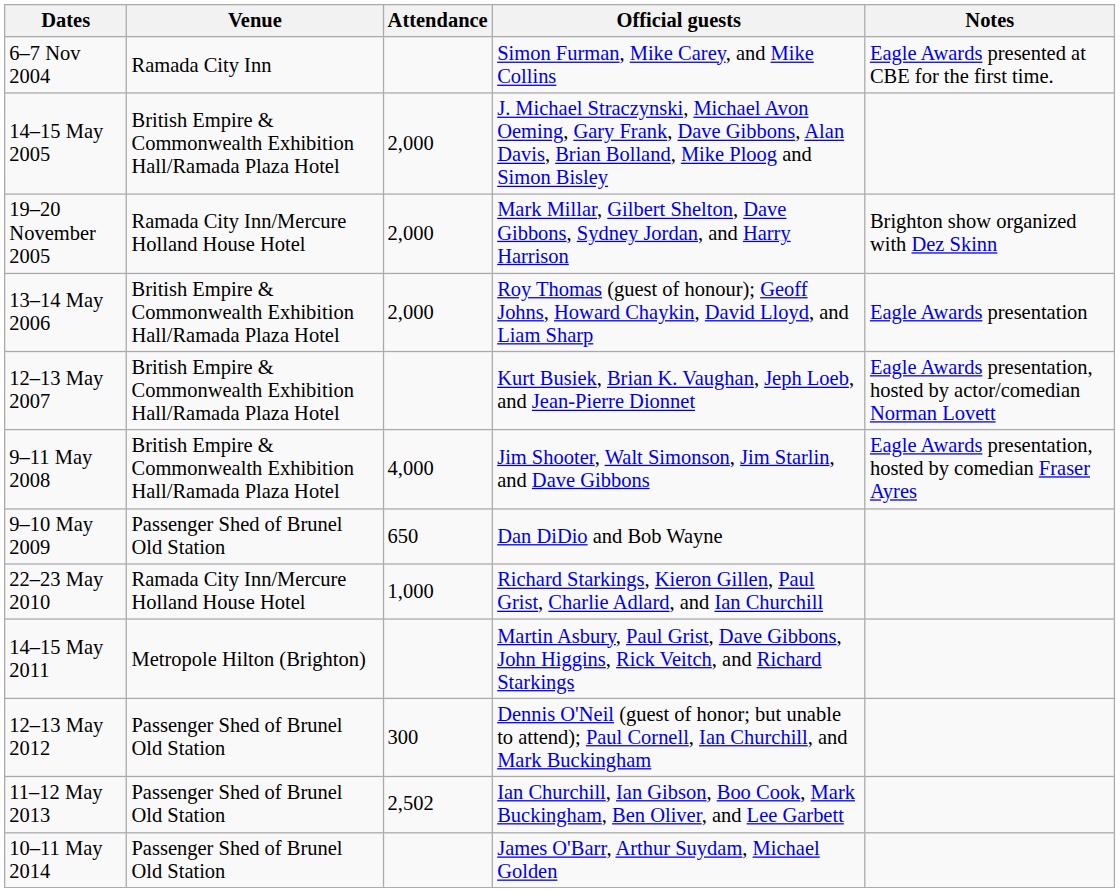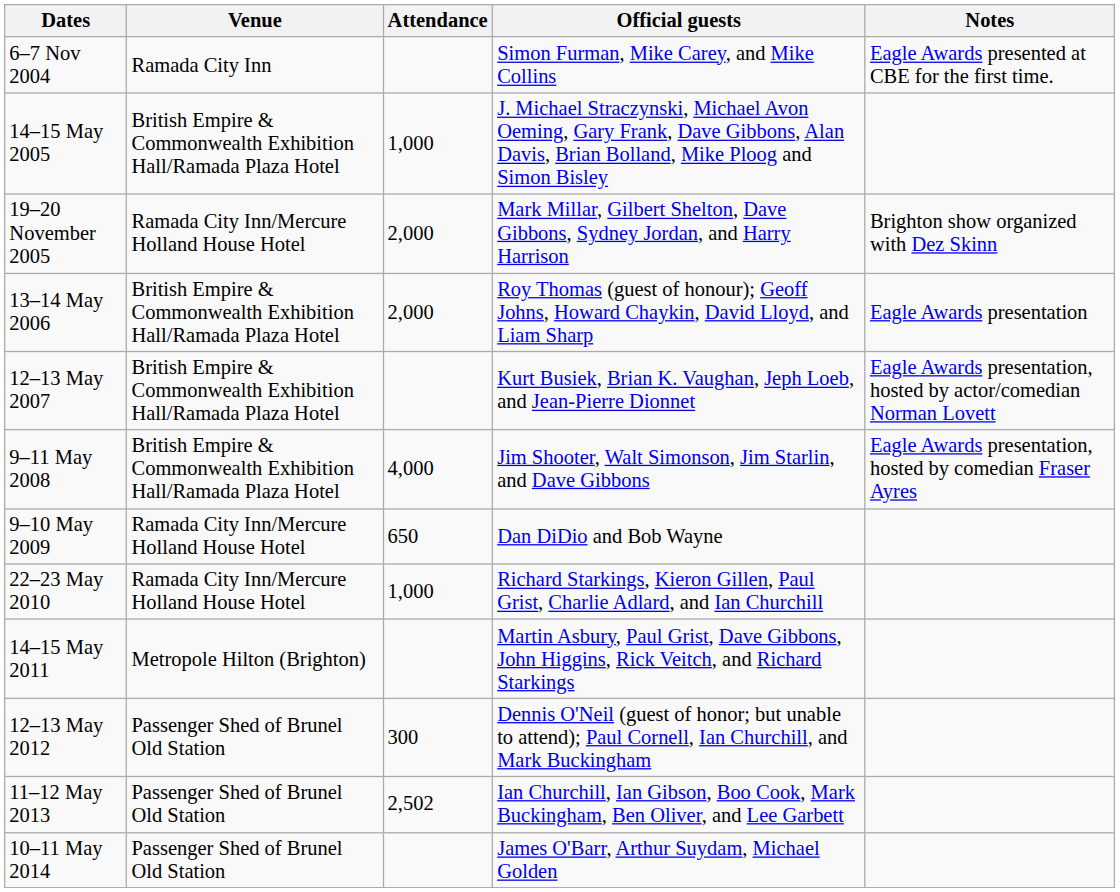(411, 143) 2,000 -> (411, 143) 1,000
(237, 536) Passenger Shed of Brunel Old Station -> (239, 536) Ramada City Inn/Mercure Holland House Hotel
